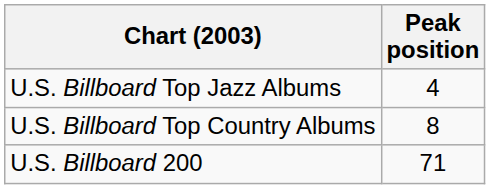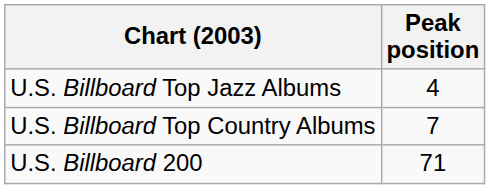(433, 125) 8 -> (433, 125) 7
